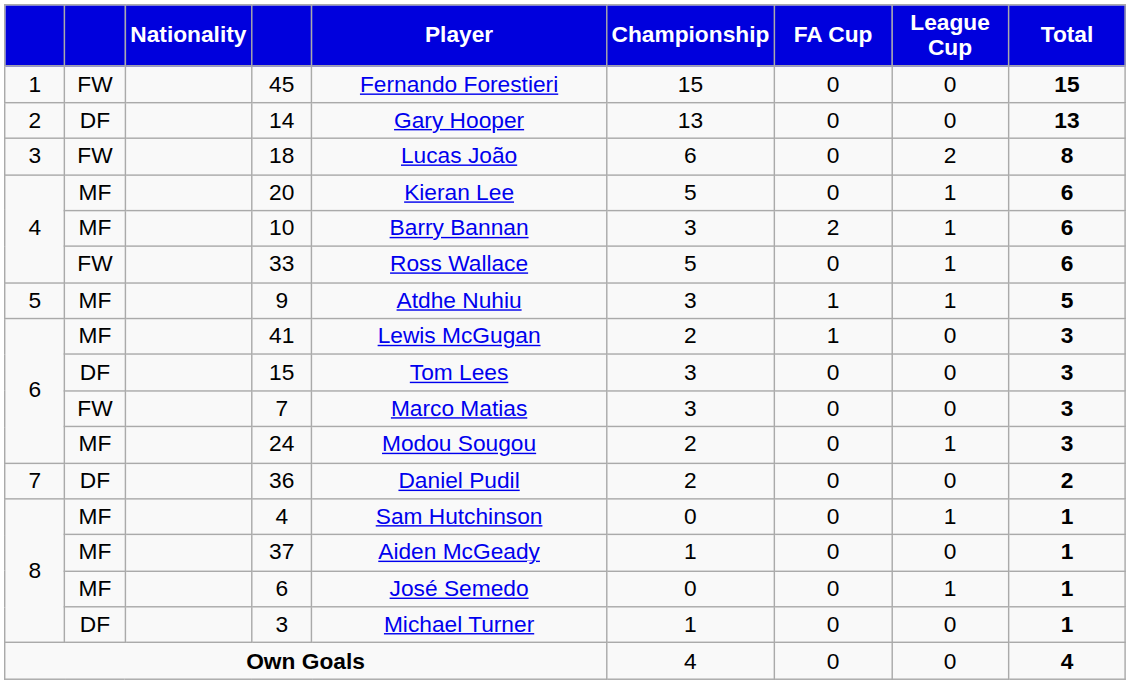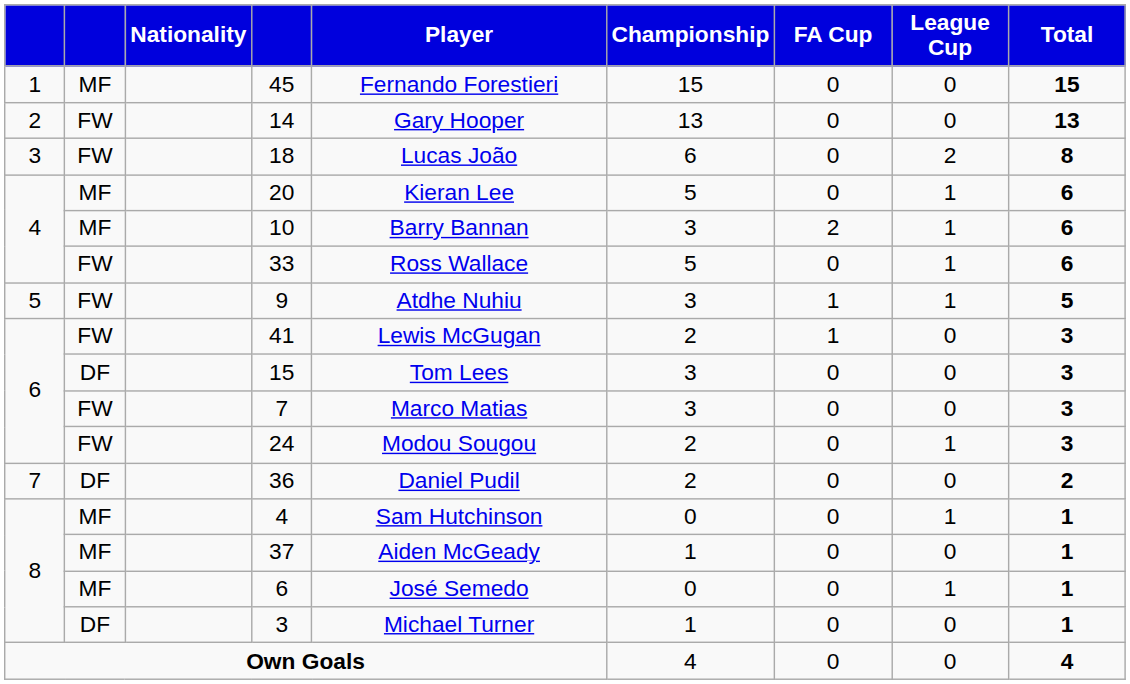(95, 84) FW -> (95, 84) MF
(95, 120) DF -> (95, 120) FW
(95, 300) MF -> (95, 300) FW
(95, 336) MF -> (95, 336) FW
(95, 444) MF -> (95, 444) FW
